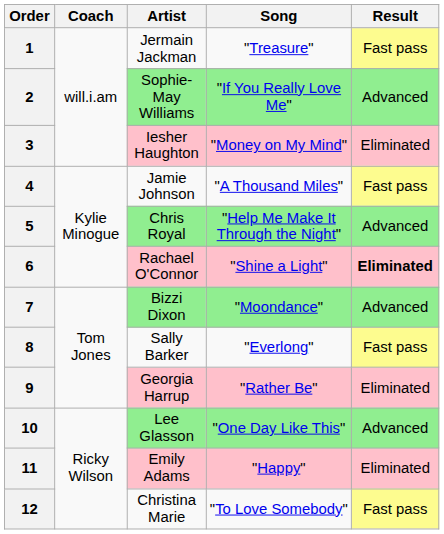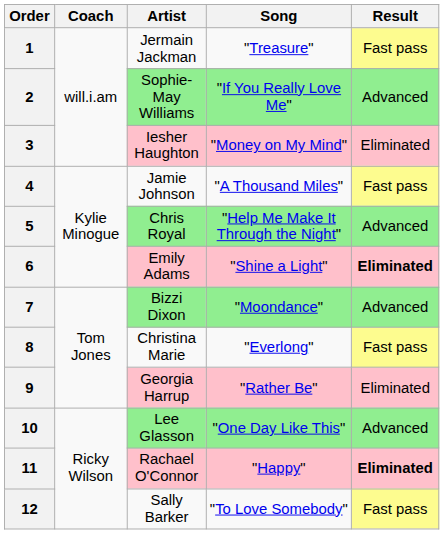(167, 266) Rachael O'Connor -> (167, 266) Emily Adams
(167, 347) Sally Barker -> (167, 347) Christina Marie
(167, 468) Emily Adams -> (167, 468) Rachael O'Connor
(395, 468) normal -> (395, 468) bold
(167, 508) Christina Marie -> (167, 508) Sally Barker
